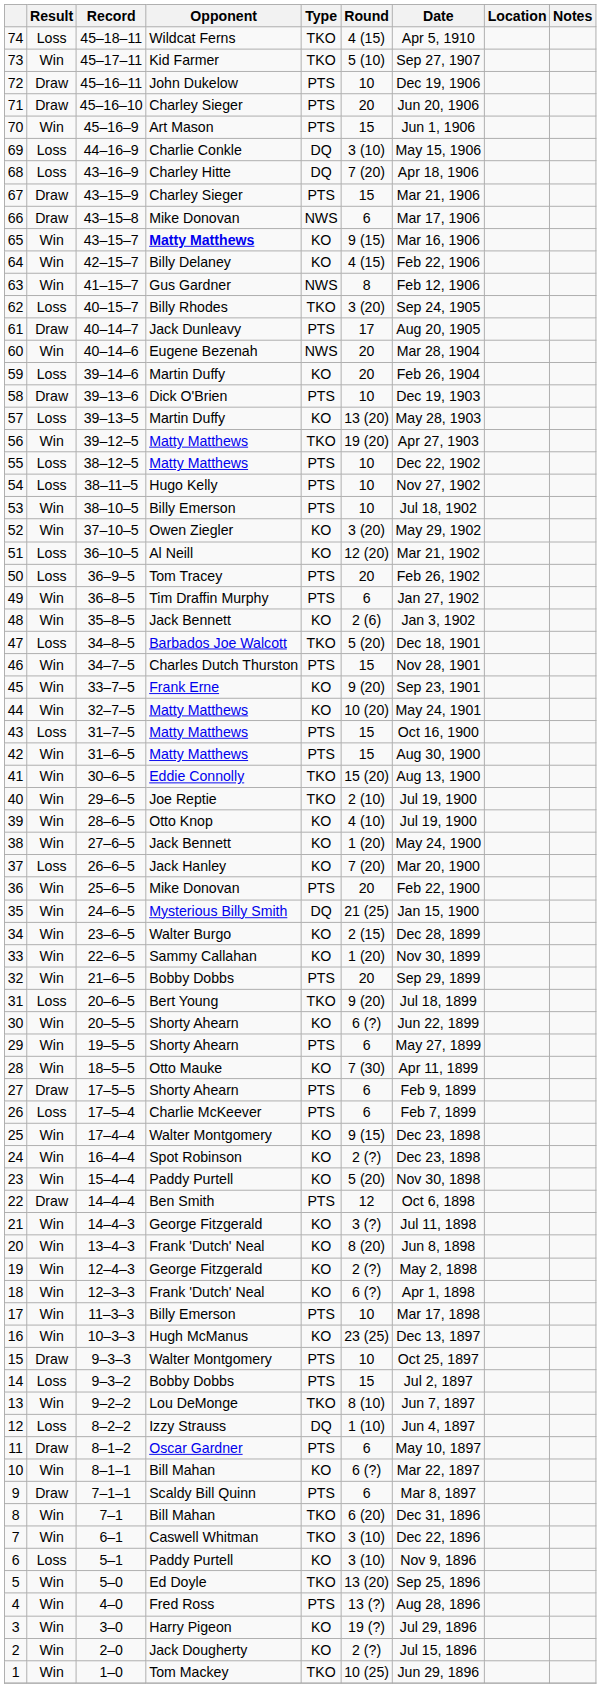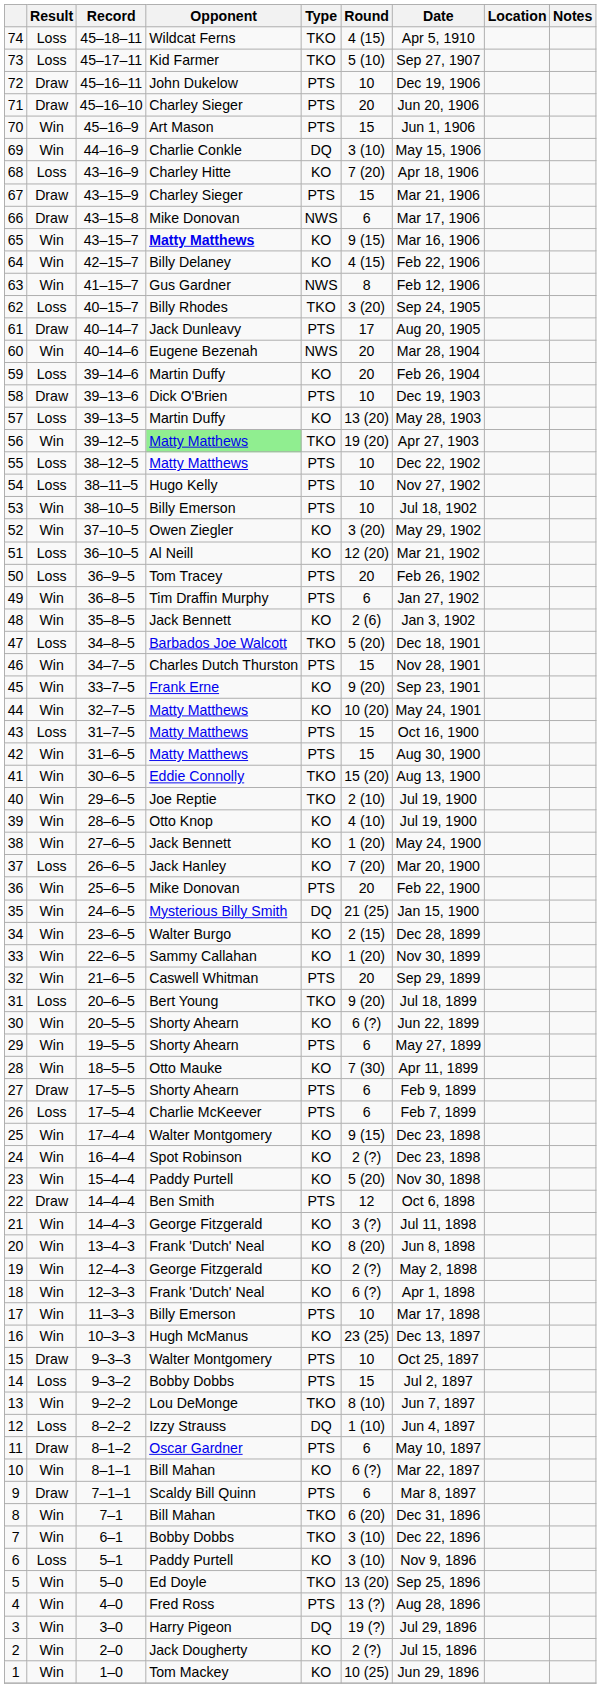(52, 61) Win -> (52, 61) Loss
(52, 150) Loss -> (52, 150) Win
(321, 172) DQ -> (321, 172) KO
(199, 441) no background -> (199, 441) lightgreen background
(192, 978) Bobby Dobbs -> (204, 978) Caswell Whitman
(204, 1538) Caswell Whitman -> (192, 1538) Bobby Dobbs
(321, 1627) KO -> (321, 1627) DQ
(321, 1672) TKO -> (321, 1672) KO
